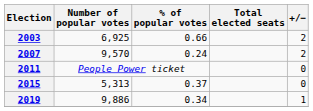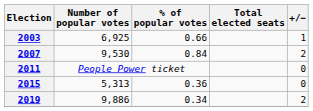(303, 38) 2 -> (303, 38) 1
(115, 53) 9,570 -> (115, 53) 9,530
(196, 53) 0.24 -> (196, 53) 0.84
(196, 84) 0.37 -> (196, 84) 0.36
(303, 99) 1 -> (303, 99) 2
